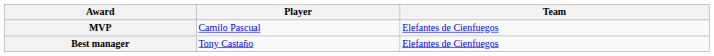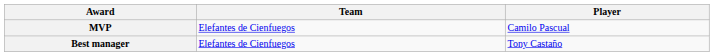columns swapped: (298, 12) <-> (554, 12)
